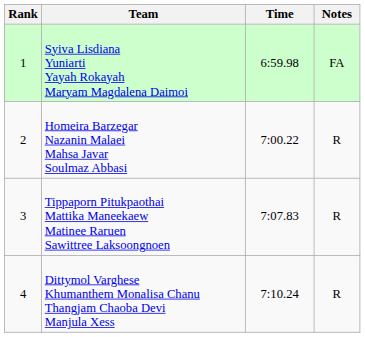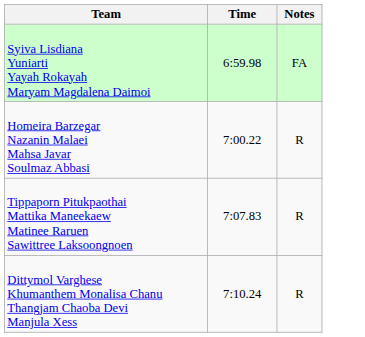- column: (23, 14)
